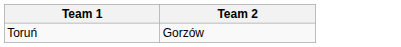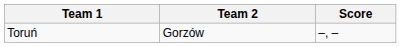+ column: (356, 14)
